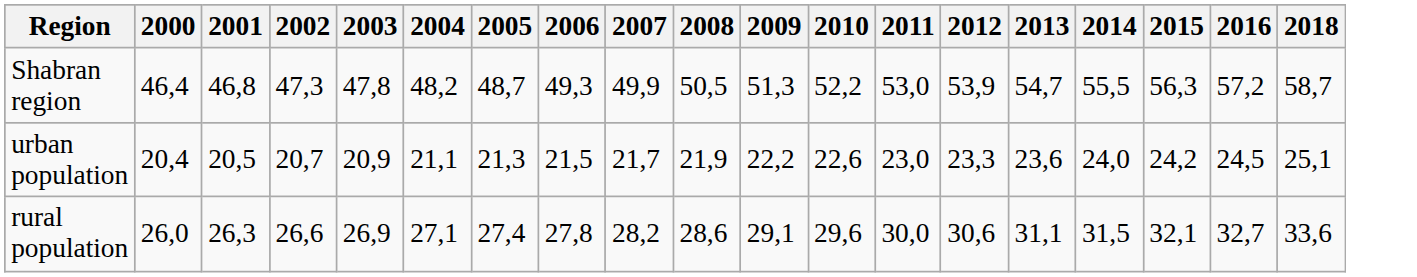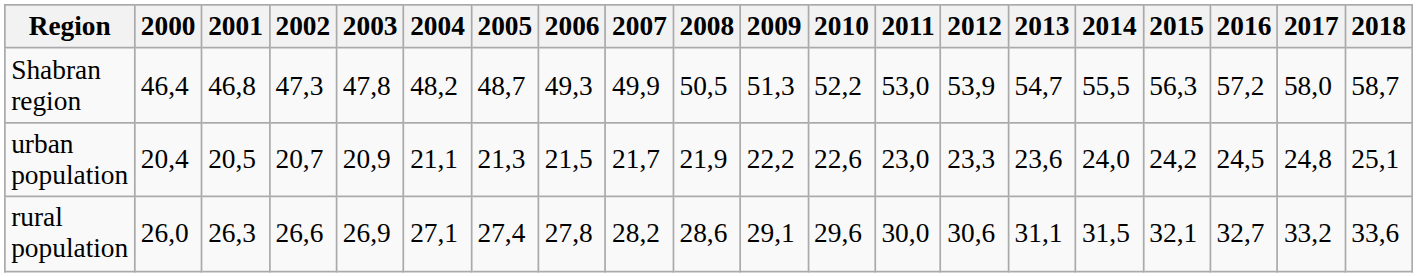+ column: (1311, 26)
